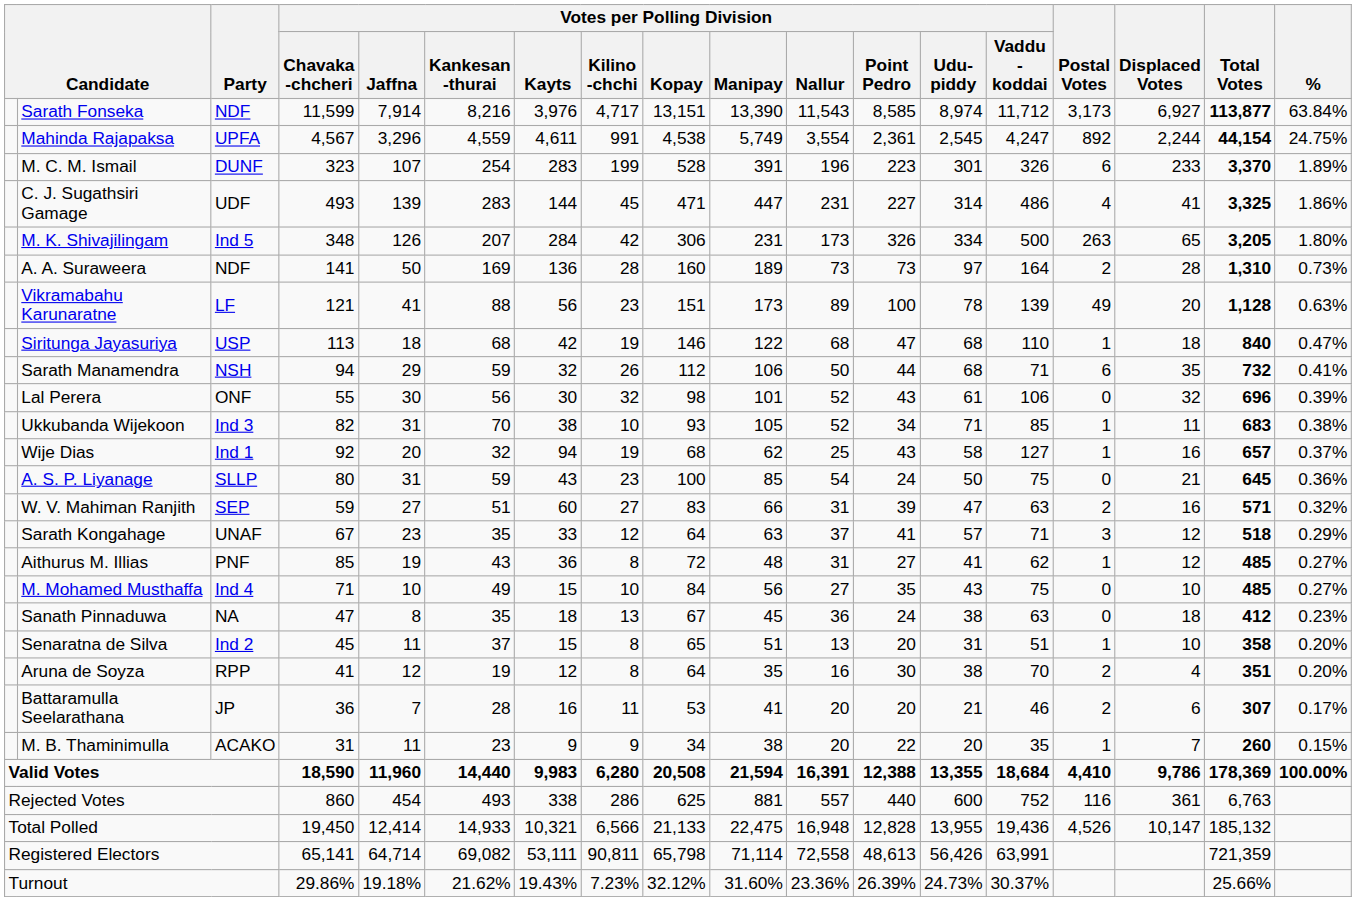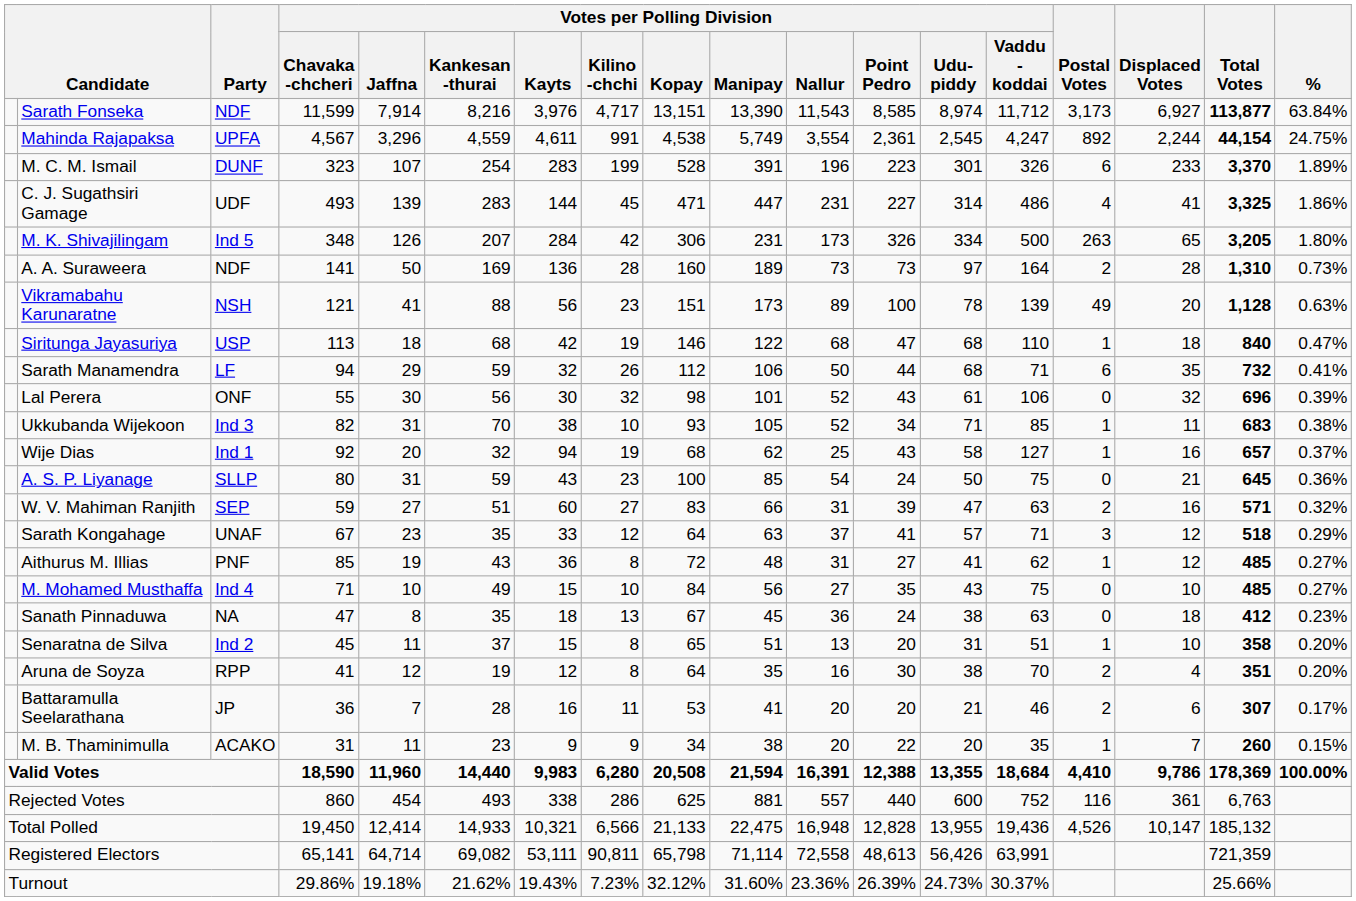(225, 305) LF -> (233, 305) NSH
(233, 370) NSH -> (225, 370) LF
